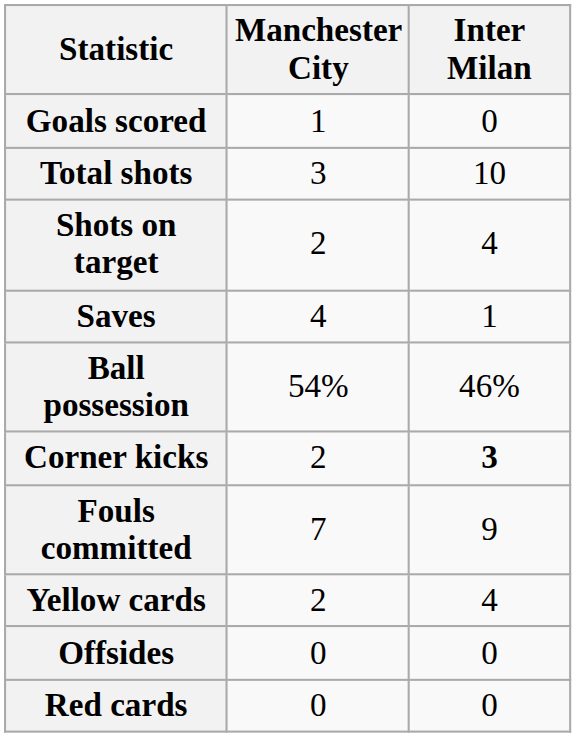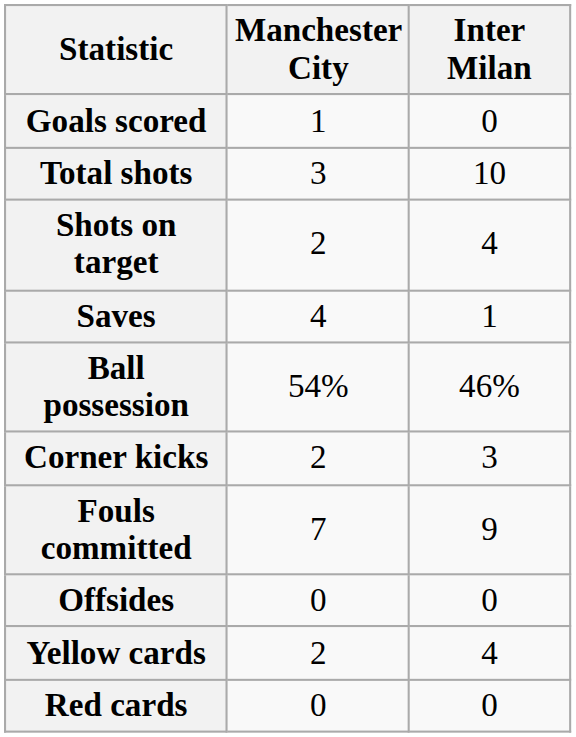(489, 457) bold -> (489, 457) normal
rows swapped: (116, 652) <-> (116, 600)
